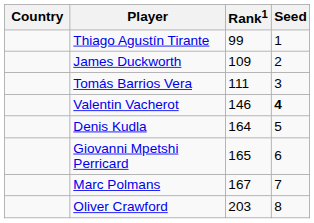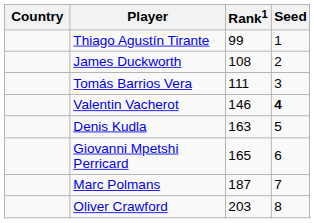(240, 62) 109 -> (240, 62) 108
(240, 126) 164 -> (240, 126) 163
(240, 185) 167 -> (240, 185) 187
